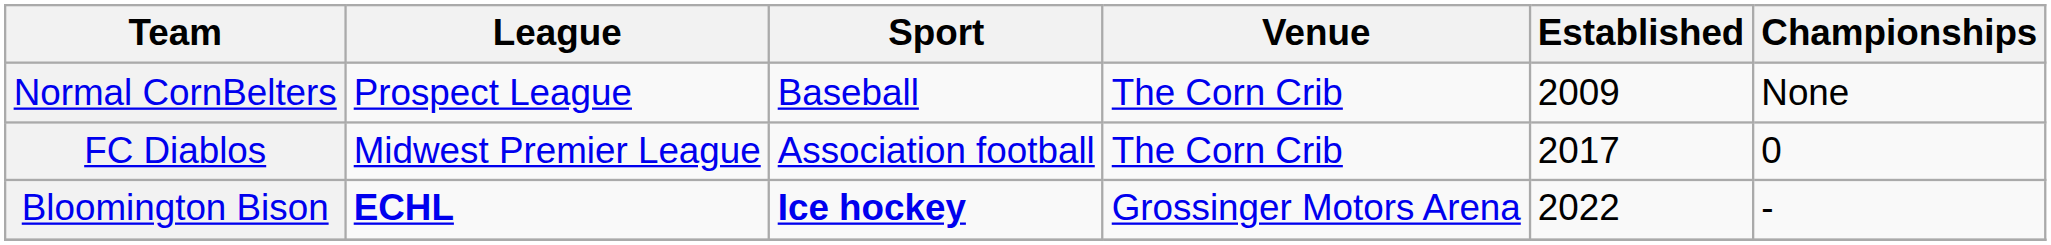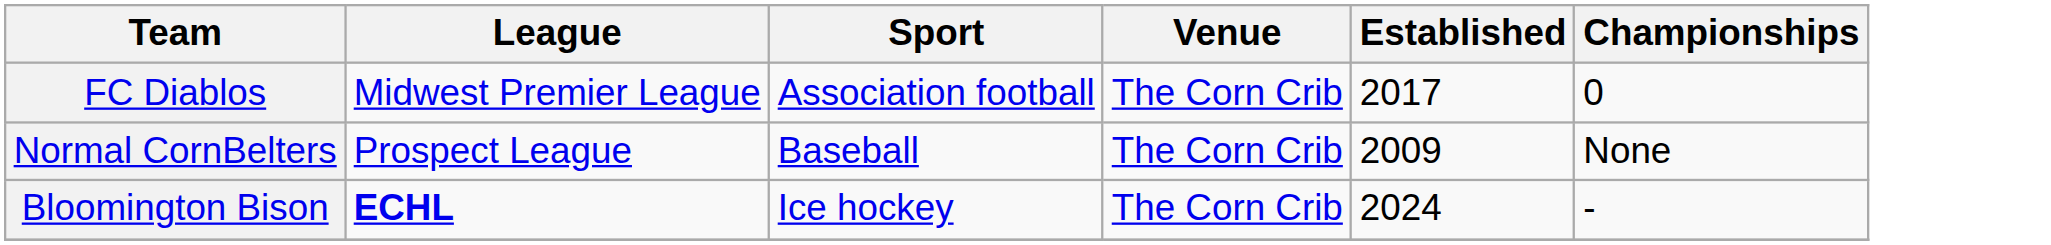rows swapped: (175, 92) <-> (175, 150)
(872, 208) bold -> (866, 208) normal
(1316, 208) Grossinger Motors Arena -> (1227, 208) The Corn Crib
(1579, 208) 2022 -> (1401, 208) 2024
